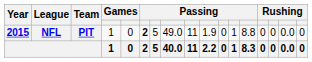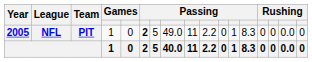(18, 33) 2015 -> (18, 33) 2005
(209, 33) 1.9 -> (209, 33) 2.2
(248, 33) 8.8 -> (248, 33) 8.3
